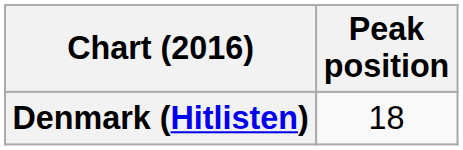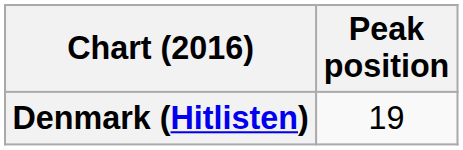(387, 117) 18 -> (387, 117) 19
